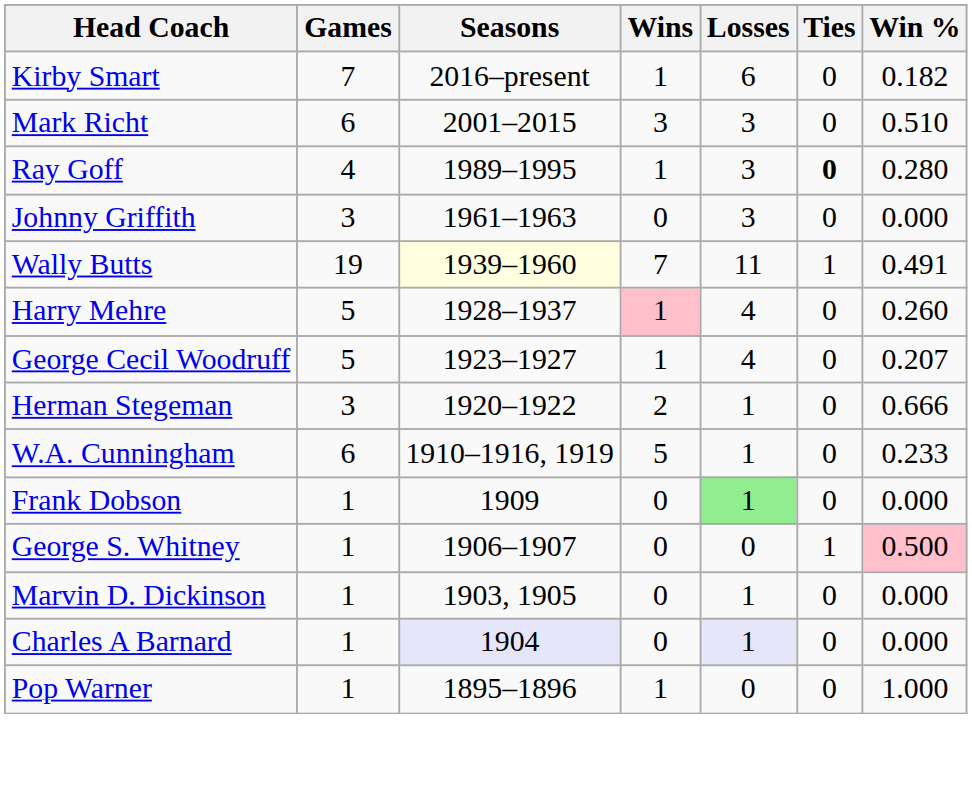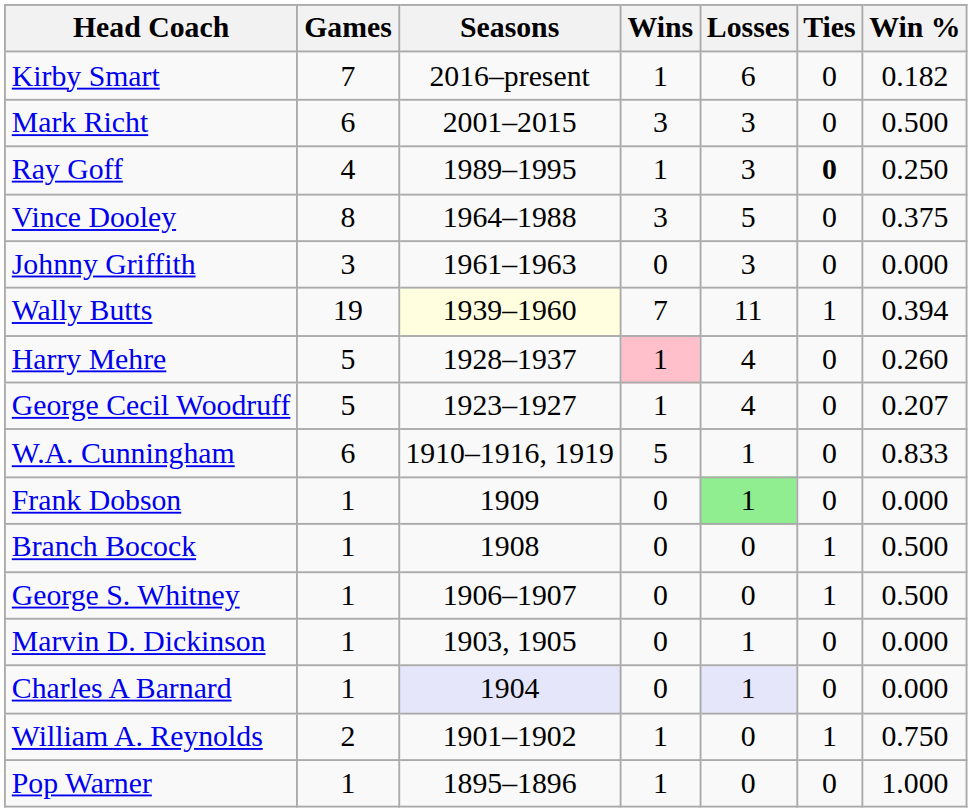(915, 122) 0.510 -> (915, 122) 0.500
(915, 169) 0.280 -> (915, 169) 0.250
+ row: (94, 216)
(915, 264) 0.491 -> (915, 311) 0.394
- row: (122, 405)
(915, 452) 0.233 -> (915, 452) 0.833
+ row: (104, 547)
(915, 547) pink background -> (915, 594) no background
+ row: (137, 736)
